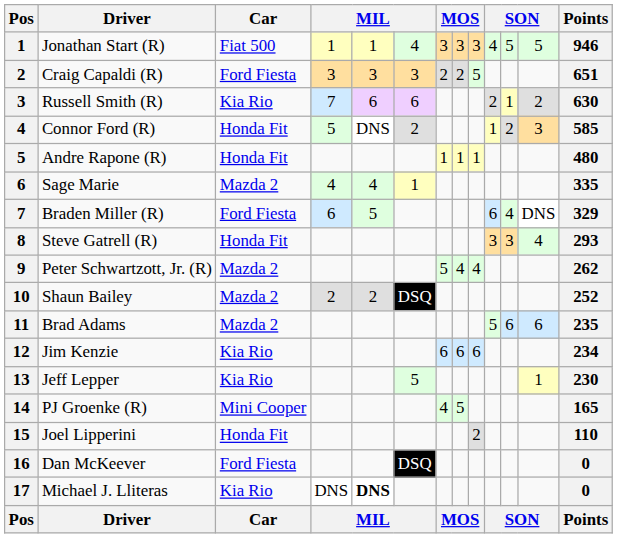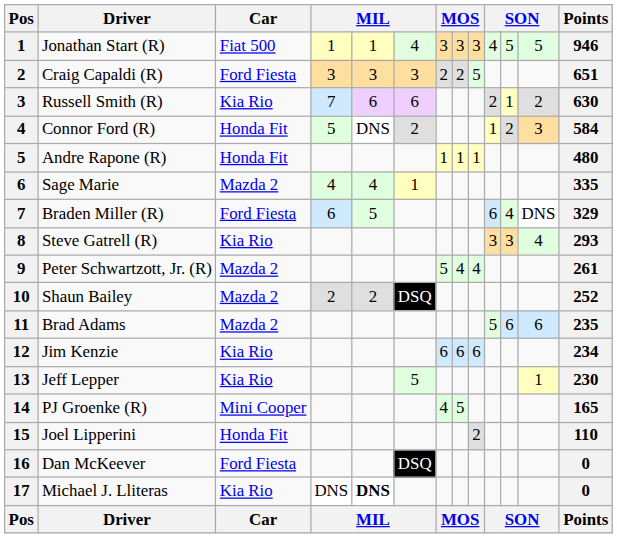(586, 129) 585 -> (586, 129) 584
(254, 240) Honda Fit -> (246, 240) Kia Rio
(586, 268) 262 -> (586, 268) 261
